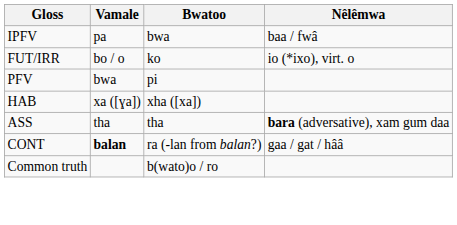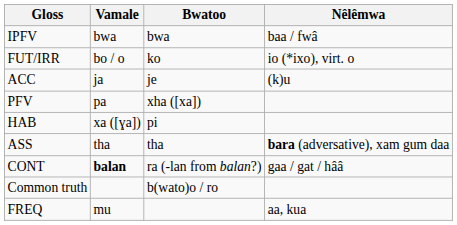(100, 36) pa -> (105, 36) bwa
+ row: (22, 79)
(105, 79) bwa -> (100, 101) pa
(152, 79) pi -> (174, 101) xha ([xa])
(174, 101) xha ([xa]) -> (152, 123) pi
+ row: (25, 209)
